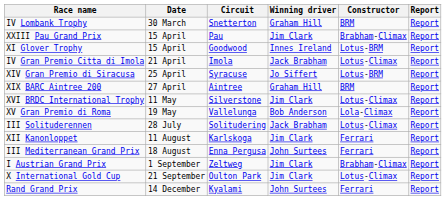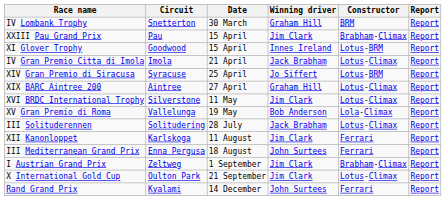columns swapped: (237, 11) <-> (176, 11)
(347, 88) BRM -> (369, 88) Lotus-Climax
